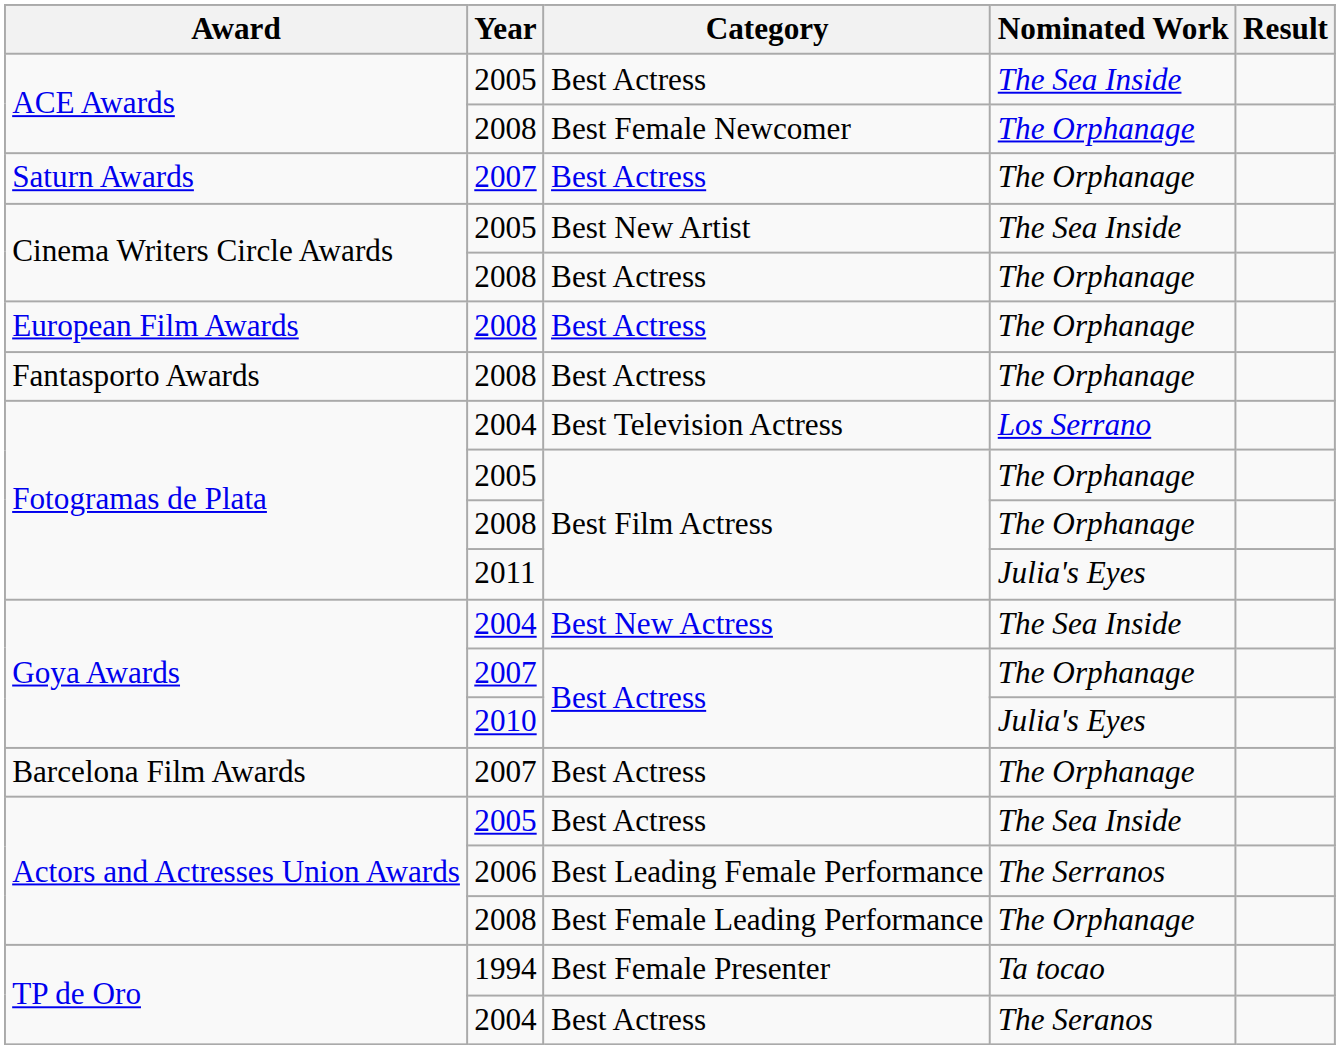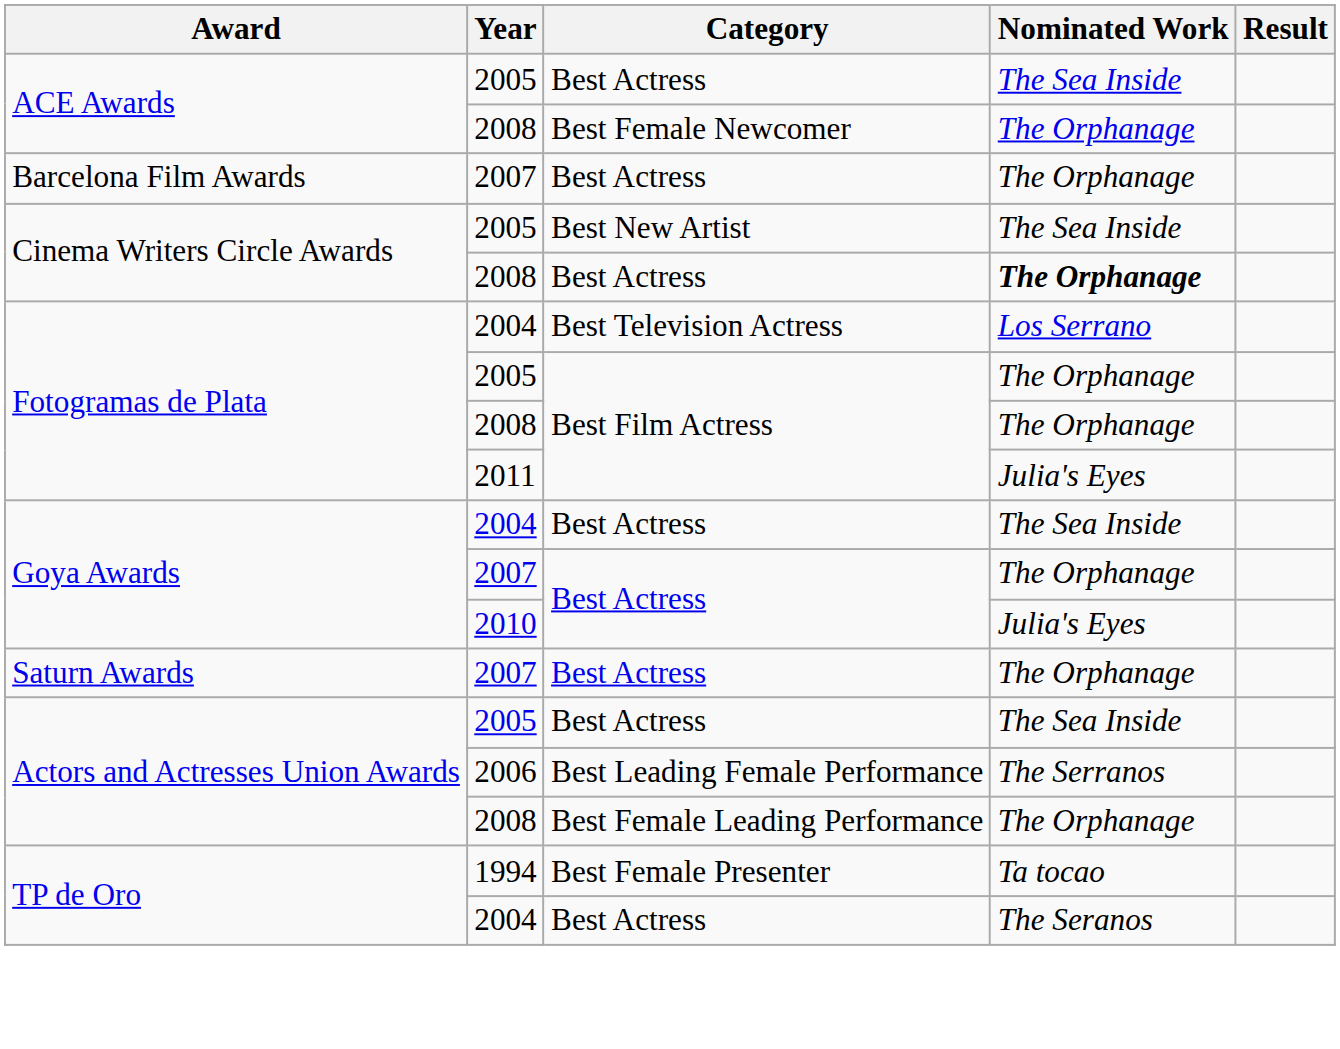rows swapped: (159, 771) <-> (103, 177)
(1096, 276) normal -> (1100, 276) bold
- row: (155, 326)
- row: (136, 375)
(662, 623) Best New Actress -> (629, 524) Best Actress
